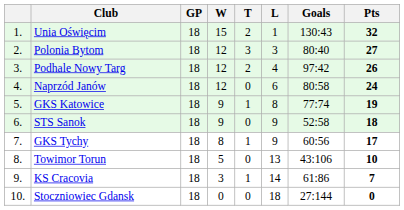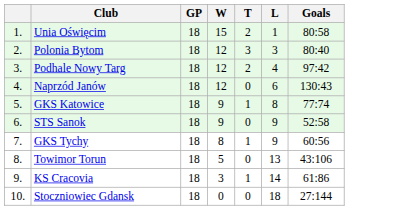- column: (372, 13)
(316, 31) 130:43 -> (316, 31) 80:58
(316, 86) 80:58 -> (316, 86) 130:43
